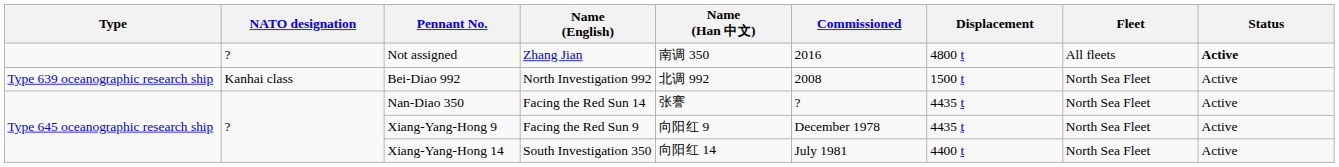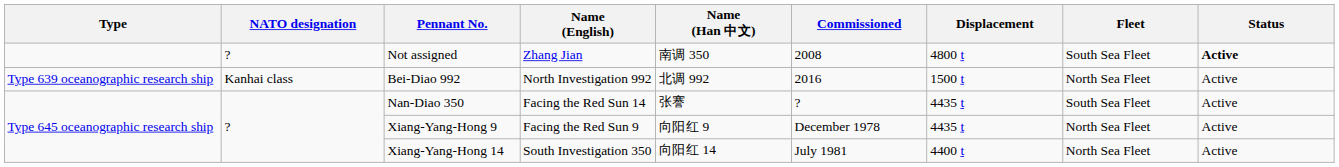(808, 55) 2016 -> (808, 55) 2008
(1091, 55) All fleets -> (1108, 55) South Sea Fleet
(808, 79) 2008 -> (808, 79) 2016
(1108, 103) North Sea Fleet -> (1108, 103) South Sea Fleet
